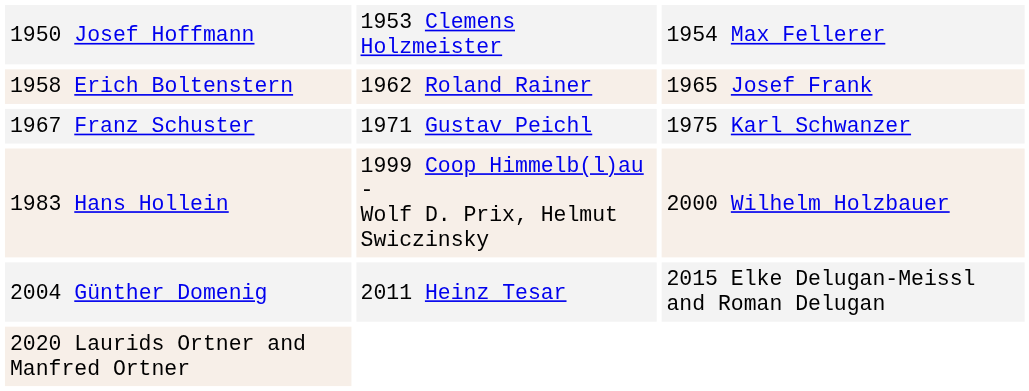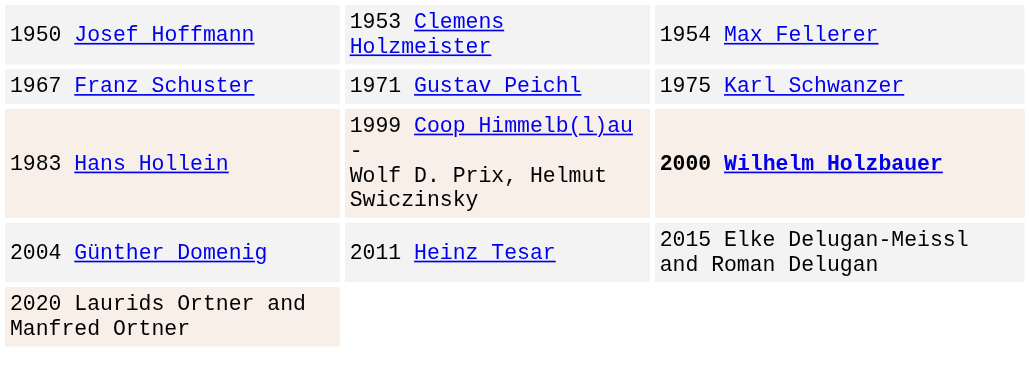- row: (152, 87)
(808, 203) normal -> (801, 163) bold
